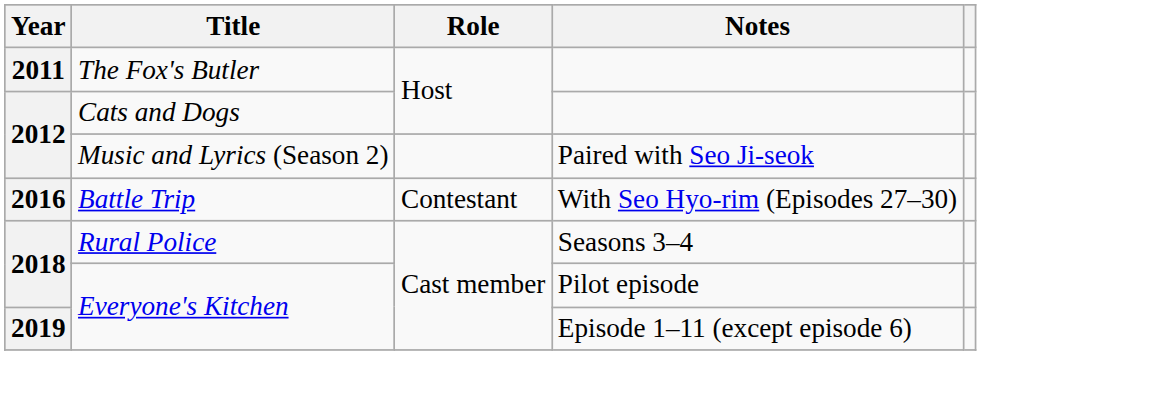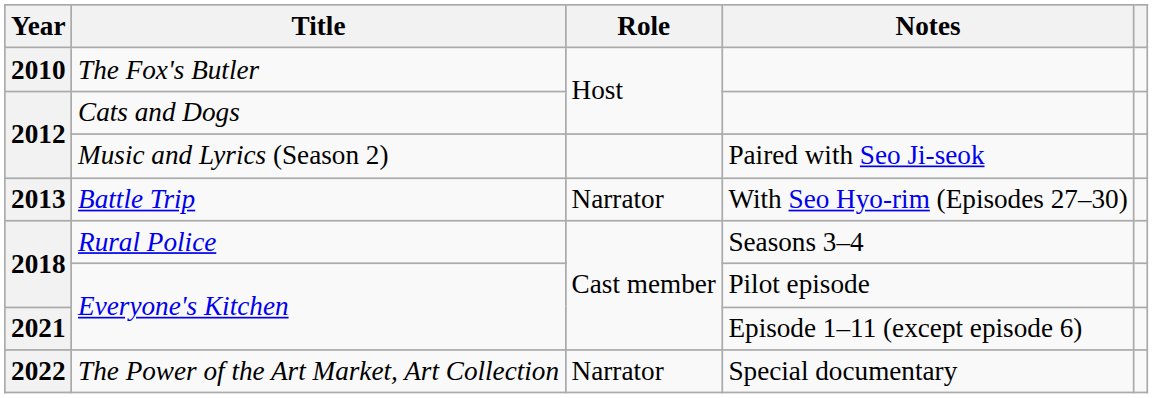(38, 69) 2011 -> (38, 69) 2010
(38, 198) 2016 -> (38, 198) 2013
(459, 198) Contestant -> (618, 198) Narrator
(38, 328) 2019 -> (38, 328) 2021
+ row: (319, 371)
